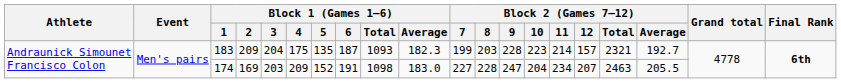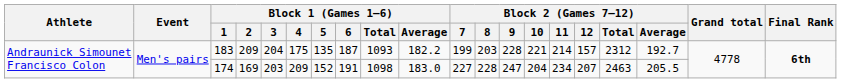(424, 50) 182.3 -> (424, 50) 182.2
(537, 50) 223 -> (537, 50) 221
(618, 50) 2321 -> (618, 50) 2312
